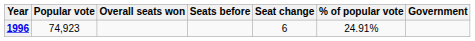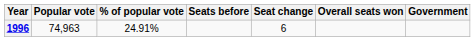columns swapped: (361, 12) <-> (142, 12)
(64, 28) 74,923 -> (64, 28) 74,963
